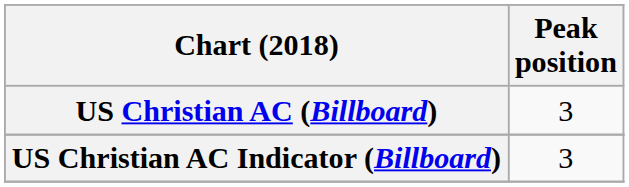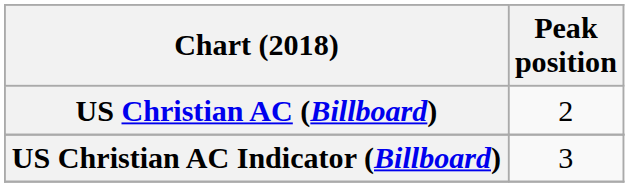(566, 109) 3 -> (566, 109) 2
